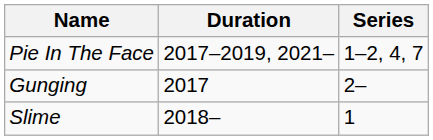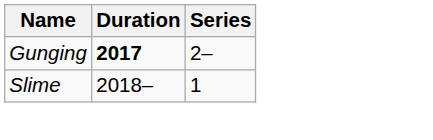- row: (82, 53)
(186, 85) normal -> (119, 53) bold
